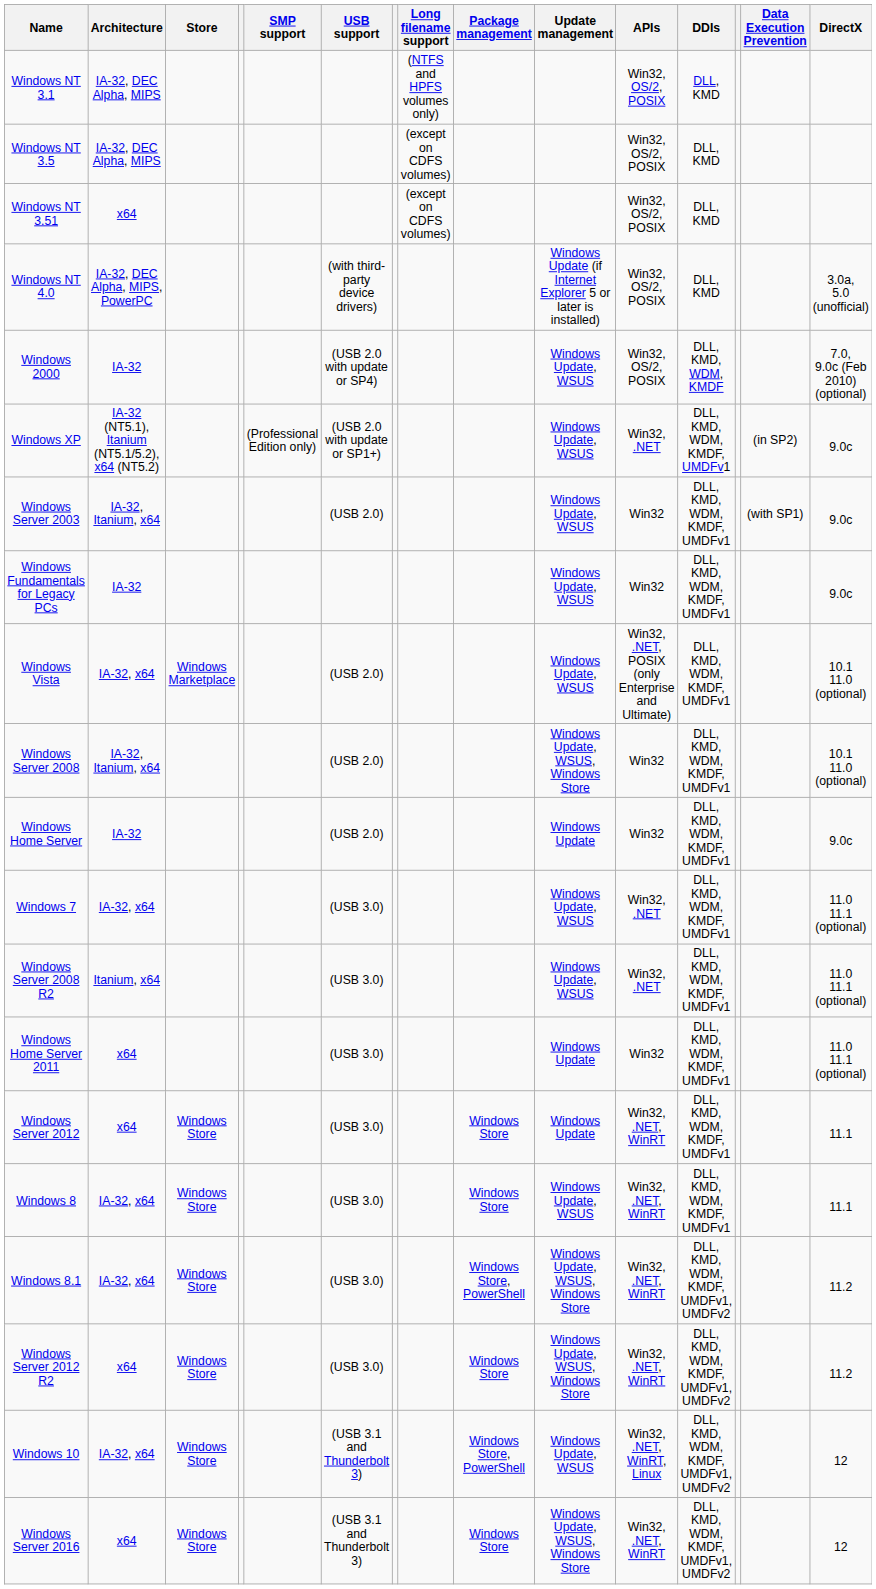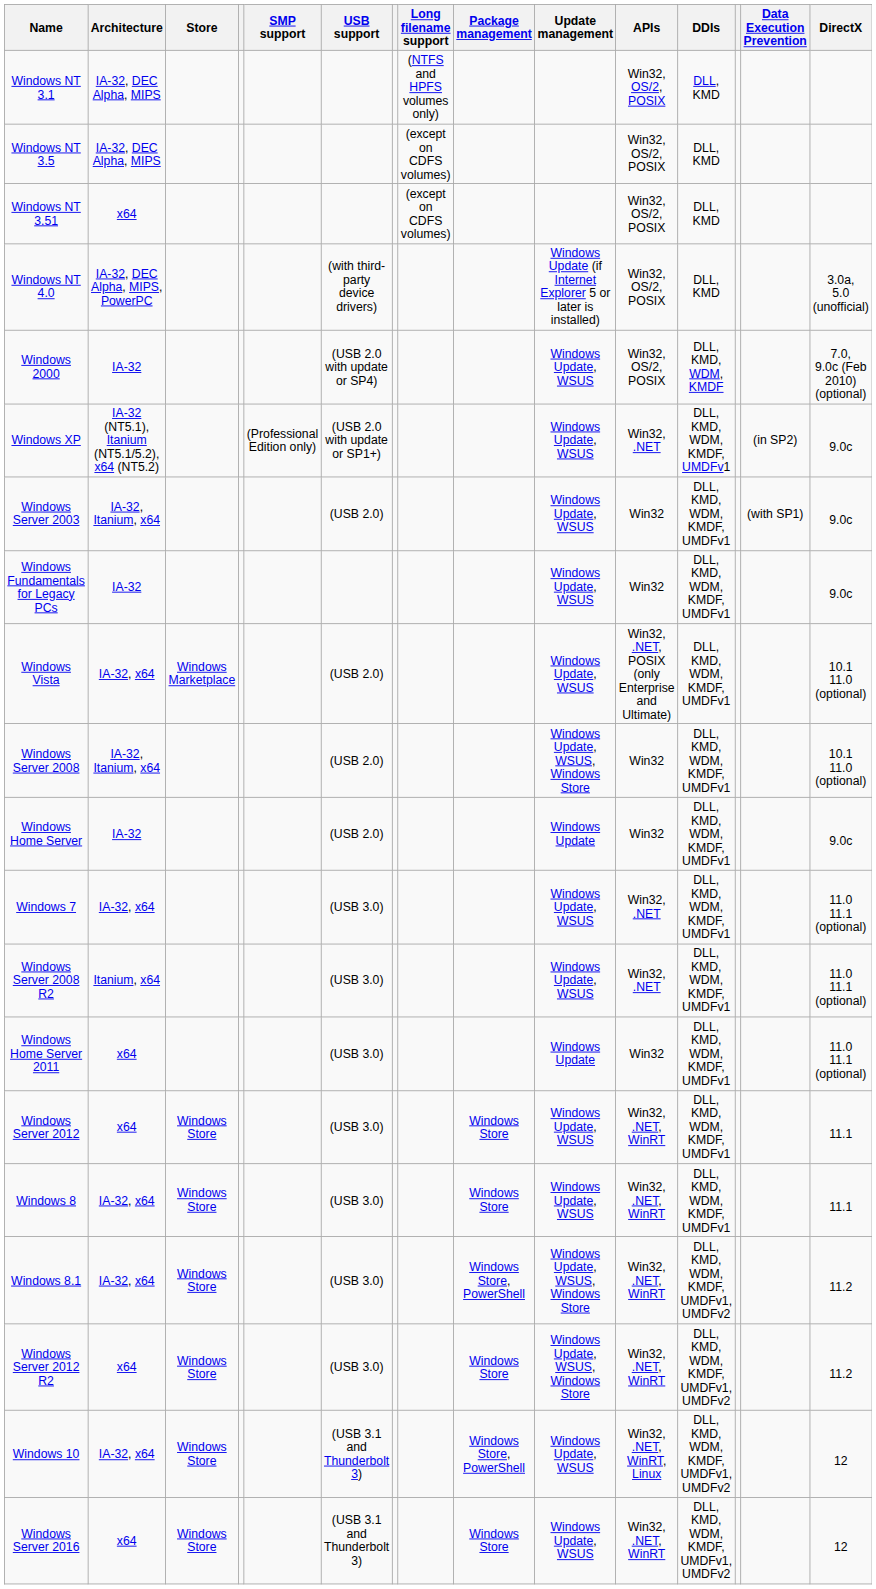(575, 1127) Windows Update -> (575, 1127) Windows Update, WSUS
(575, 1540) Windows Update, WSUS, Windows Store -> (575, 1540) Windows Update, WSUS
